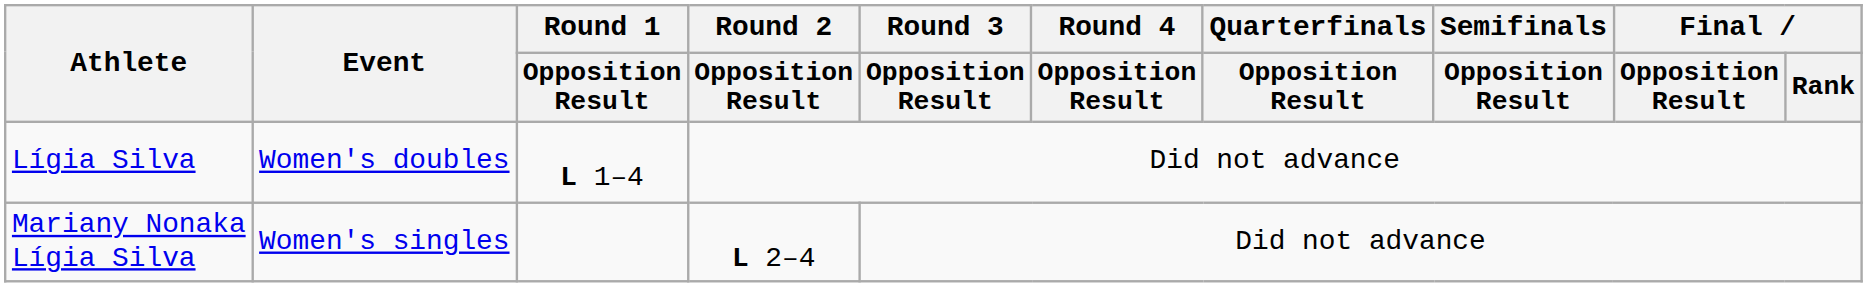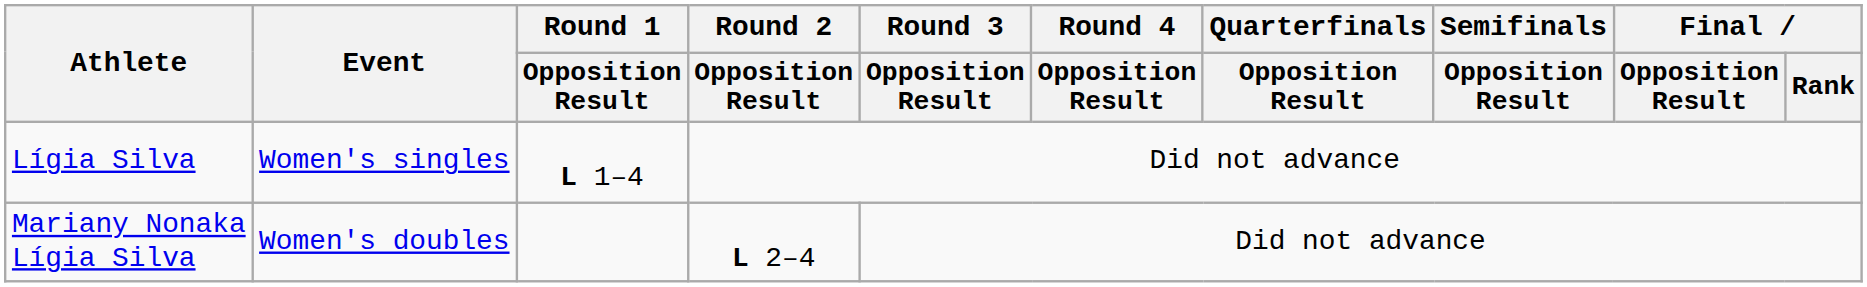(384, 162) Women's doubles -> (384, 162) Women's singles
(384, 242) Women's singles -> (384, 242) Women's doubles
